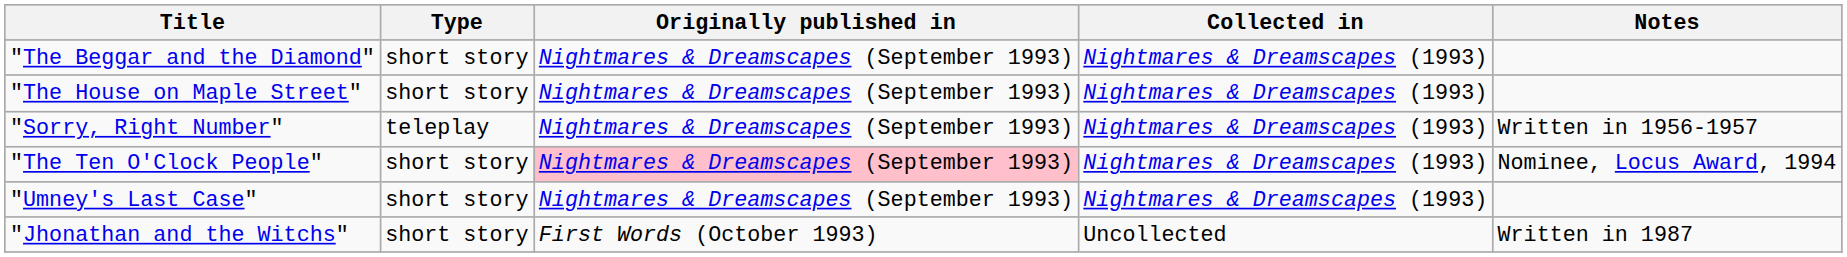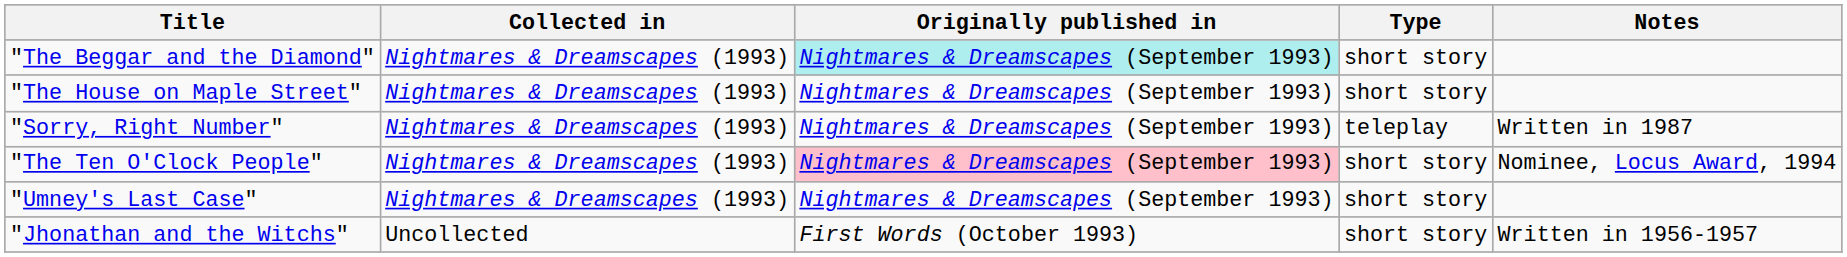columns swapped: (457, 23) <-> (1285, 23)
(806, 58) no background -> (1066, 58) paleturquoise background
(1628, 129) Written in 1956-1957 -> (1595, 129) Written in 1987
(1595, 235) Written in 1987 -> (1628, 235) Written in 1956-1957
